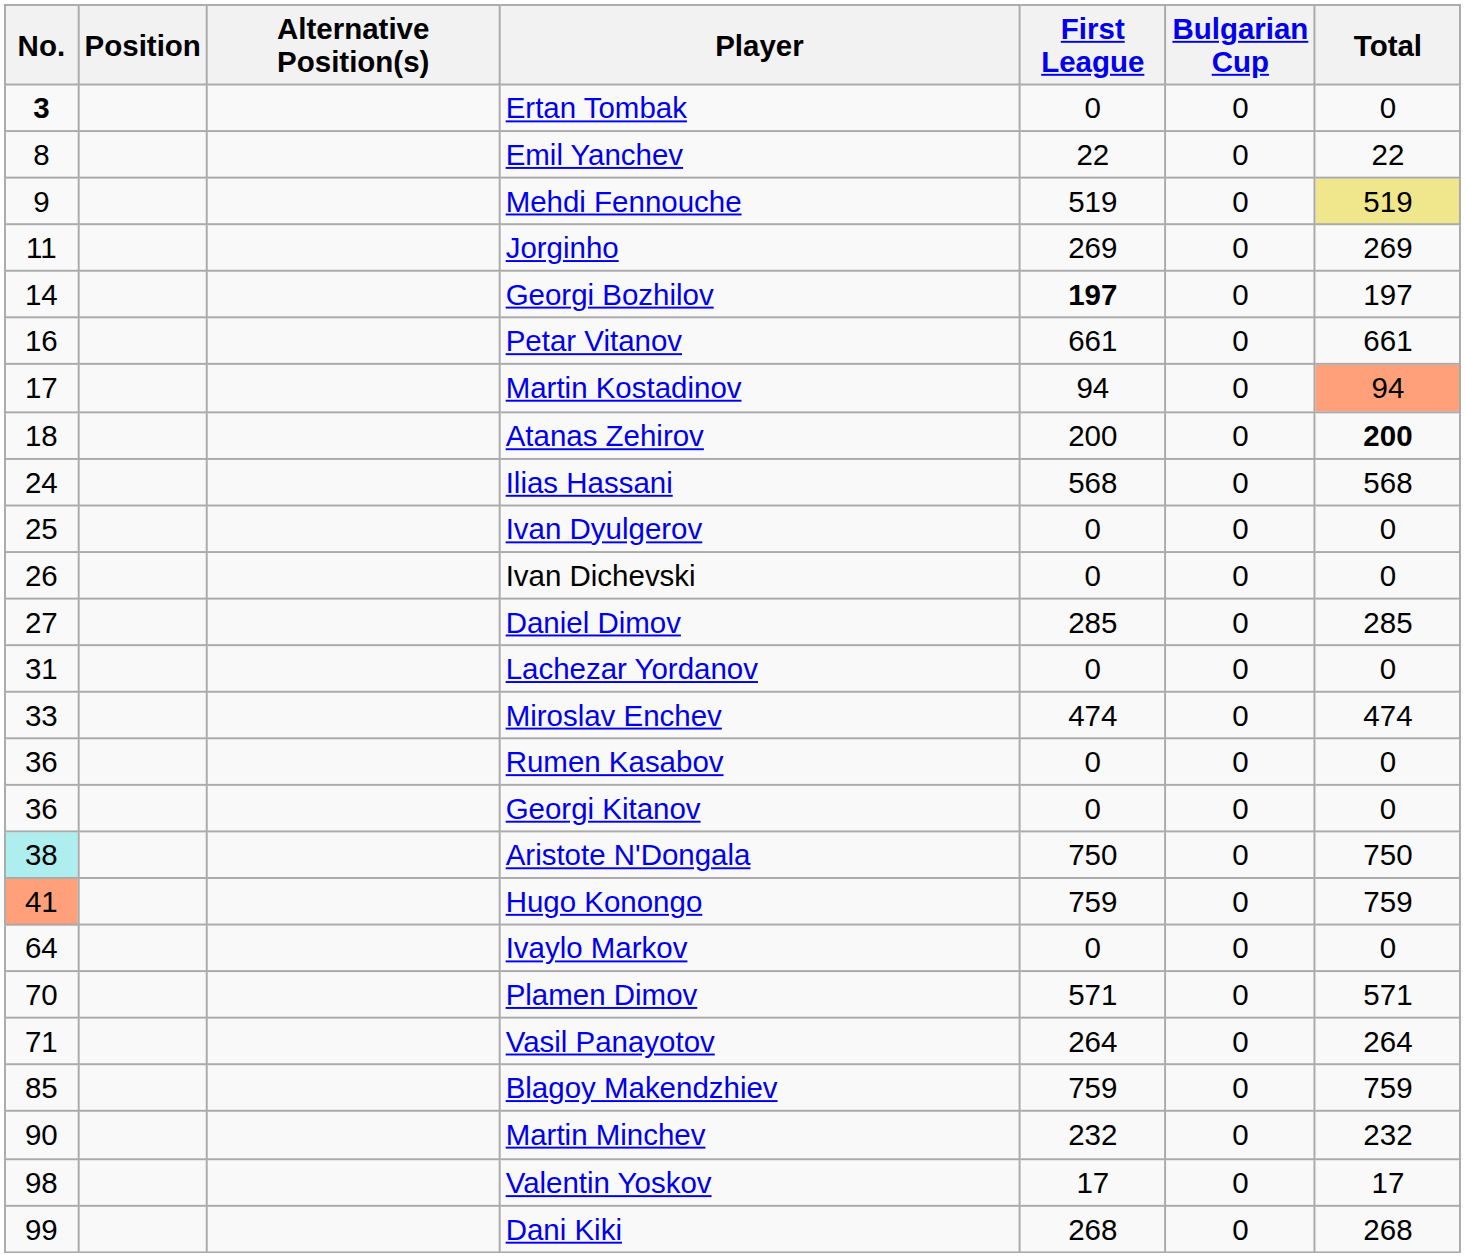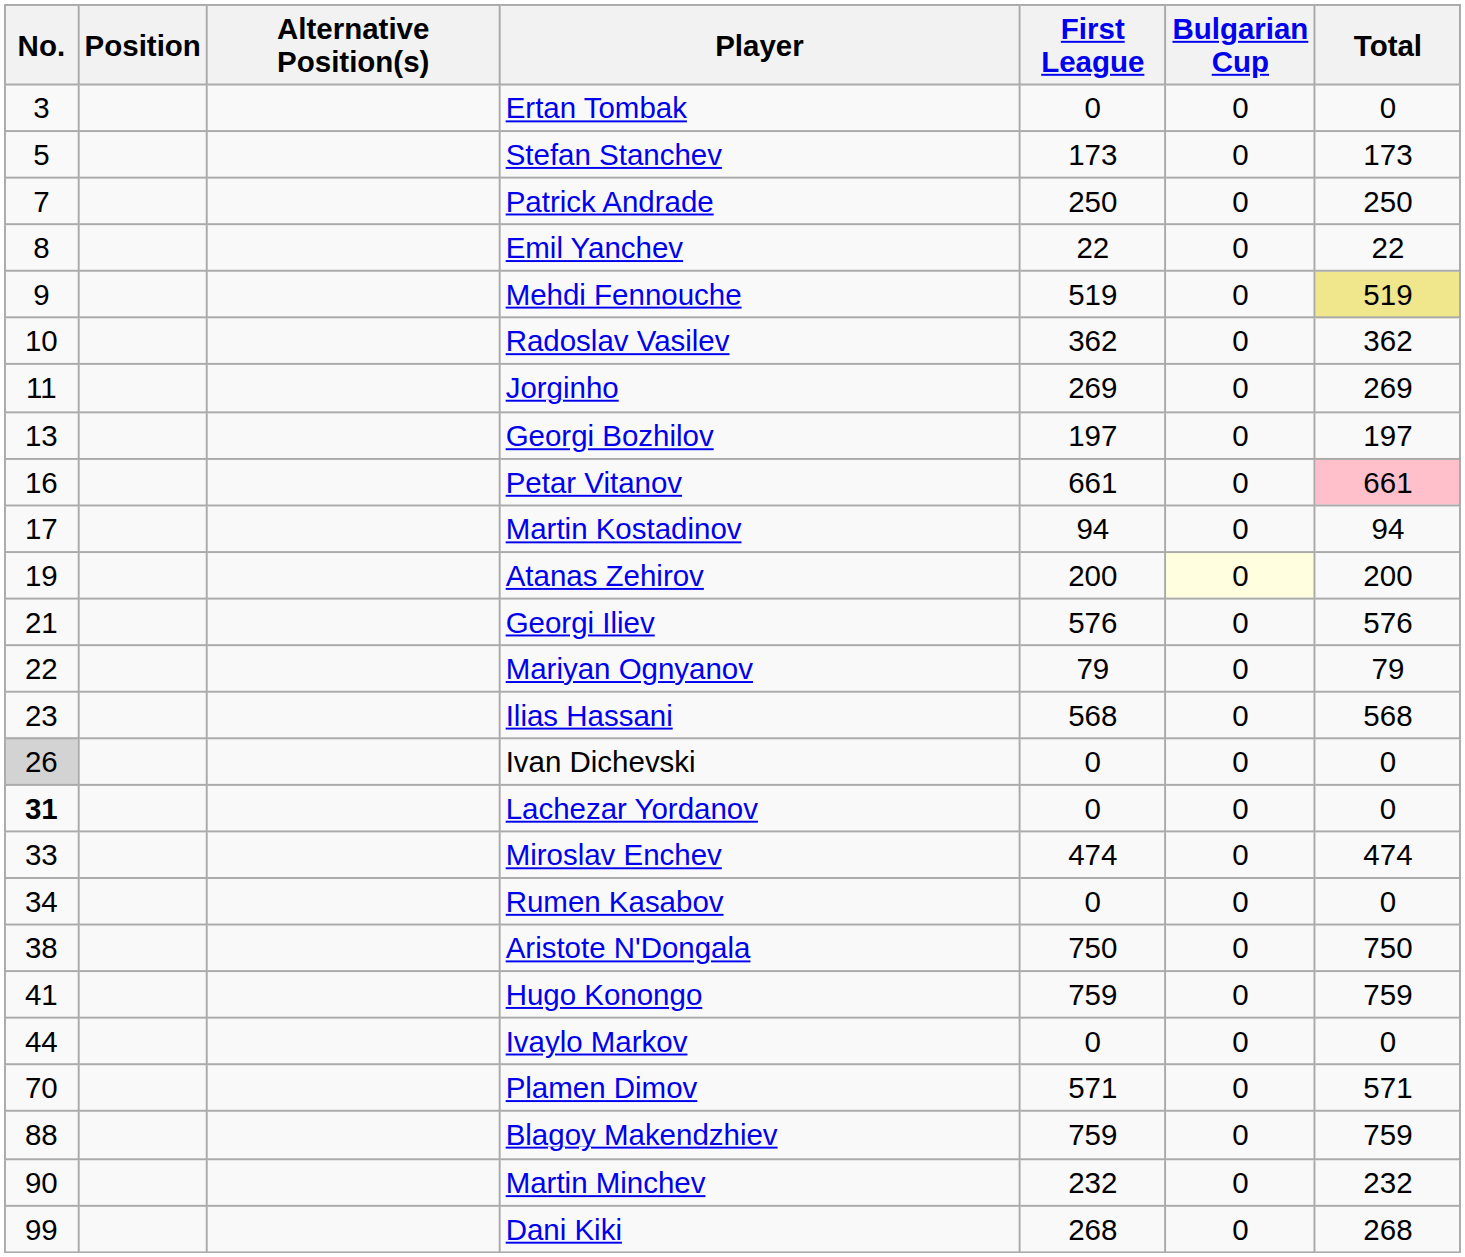(41, 108) bold -> (41, 108) normal
+ row: (614, 155)
+ row: (610, 202)
+ row: (618, 342)
(41, 295) 14 -> (41, 435) 13
(1093, 295) bold -> (1093, 435) normal
(1388, 342) no background -> (1388, 482) pink background
(1388, 388) lightsalmon background -> (1388, 528) no background
(41, 435) 18 -> (41, 575) 19
(1240, 435) no background -> (1240, 575) lightyellow background
(1388, 435) bold -> (1388, 575) normal
+ row: (580, 622)
+ row: (629, 668)
(41, 482) 24 -> (41, 715) 23
- row: (604, 528)
(41, 575) no background -> (41, 762) lightgrey background
- row: (593, 622)
(41, 668) normal -> (41, 808) bold
(41, 762) 36 -> (41, 902) 34
- row: (603, 808)
(41, 855) paleturquoise background -> (41, 948) no background
(41, 902) lightsalmon background -> (41, 995) no background
(41, 948) 64 -> (41, 1042) 44
- row: (610, 1042)
(41, 1088) 85 -> (41, 1135) 88
- row: (609, 1182)
